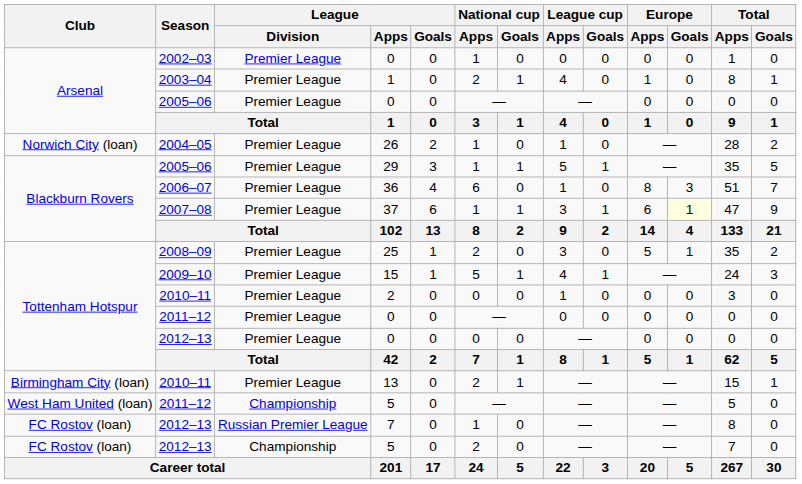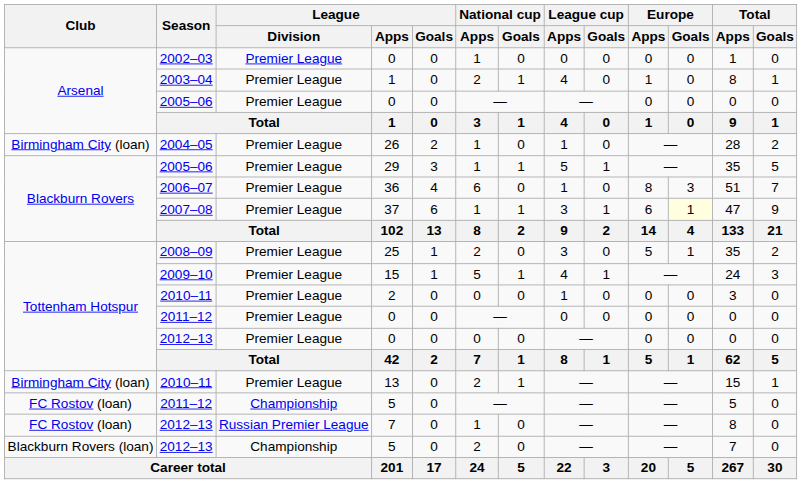(80, 144) Norwich City (loan) -> (81, 144) Birmingham City (loan)
(80, 403) West Ham United (loan) -> (80, 403) FC Rostov (loan)
(80, 446) FC Rostov (loan) -> (81, 446) Blackburn Rovers (loan)
